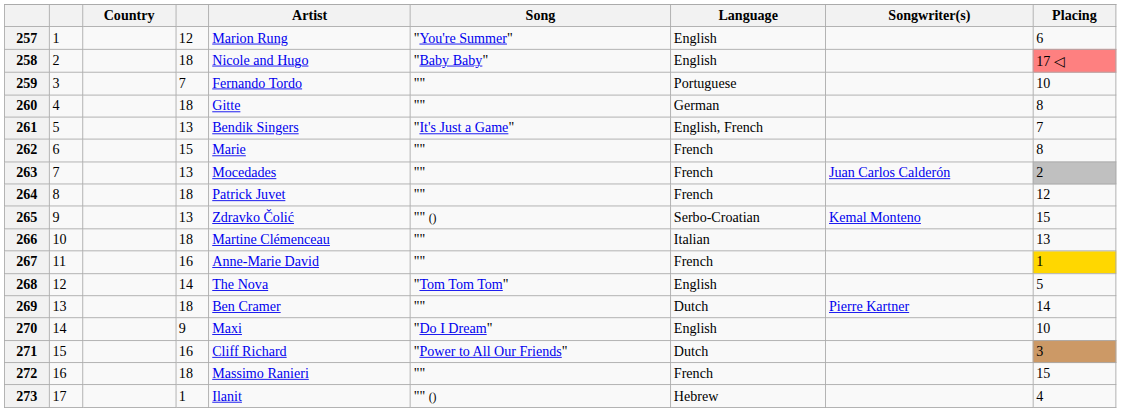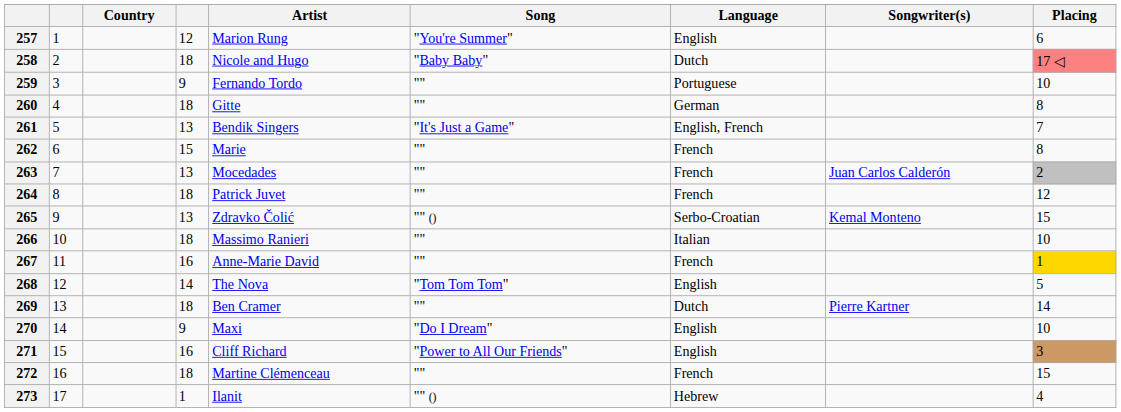(695, 60) English -> (691, 60) Dutch
(182, 83) 7 -> (182, 83) 9
(271, 239) Martine Clémenceau -> (261, 239) Massimo Ranieri
(1043, 239) 13 -> (1043, 239) 10
(691, 351) Dutch -> (695, 351) English
(261, 373) Massimo Ranieri -> (271, 373) Martine Clémenceau
